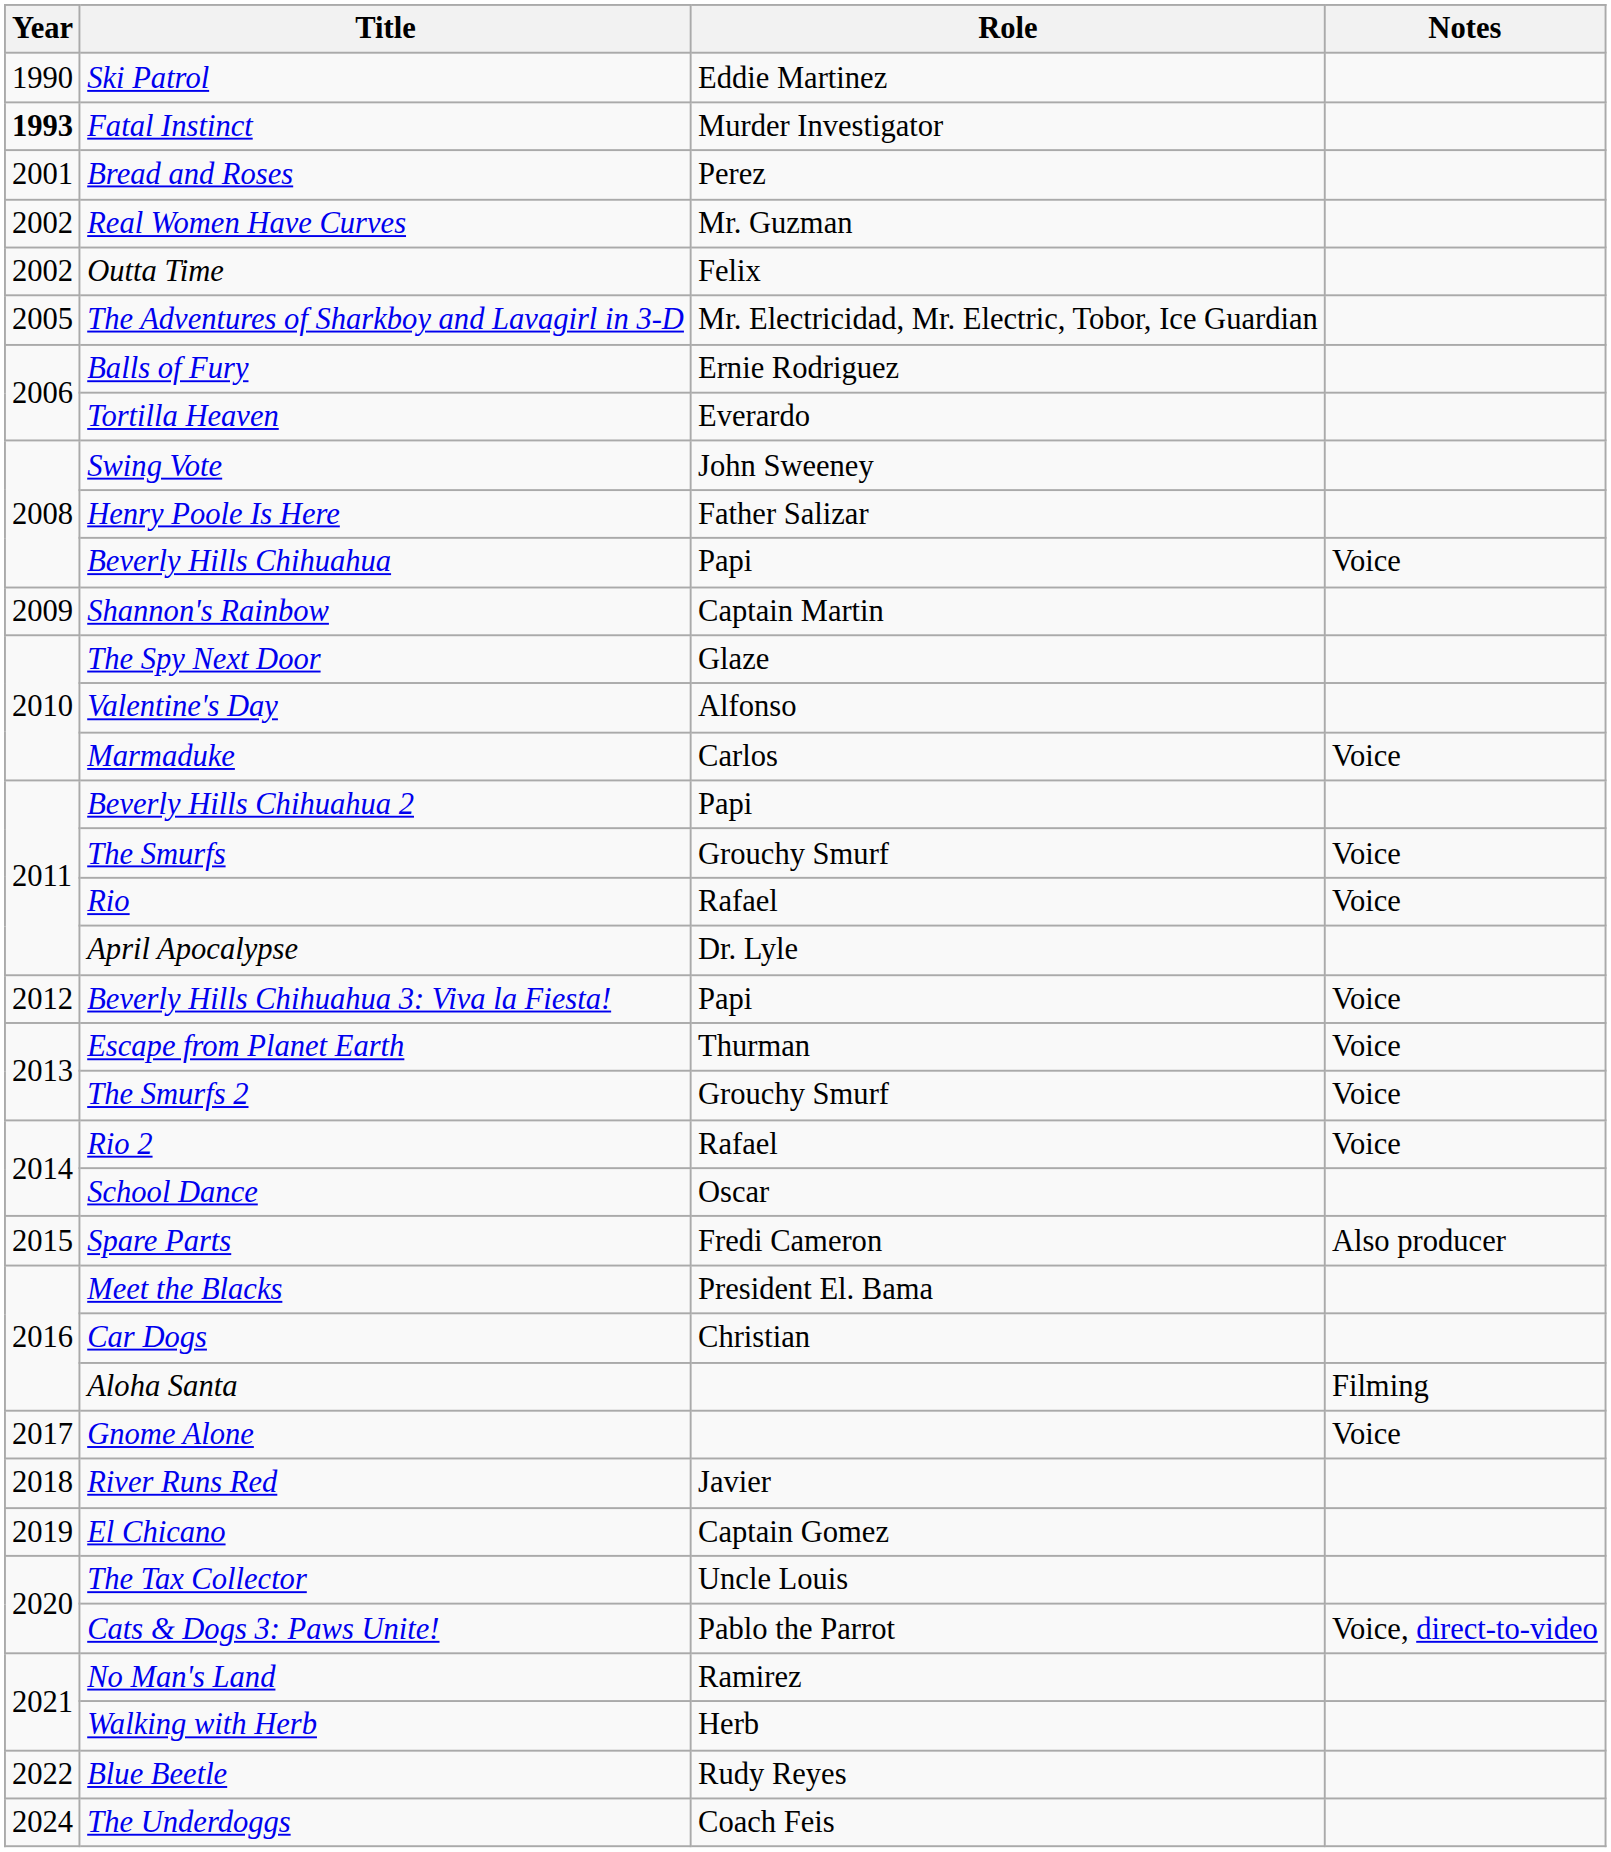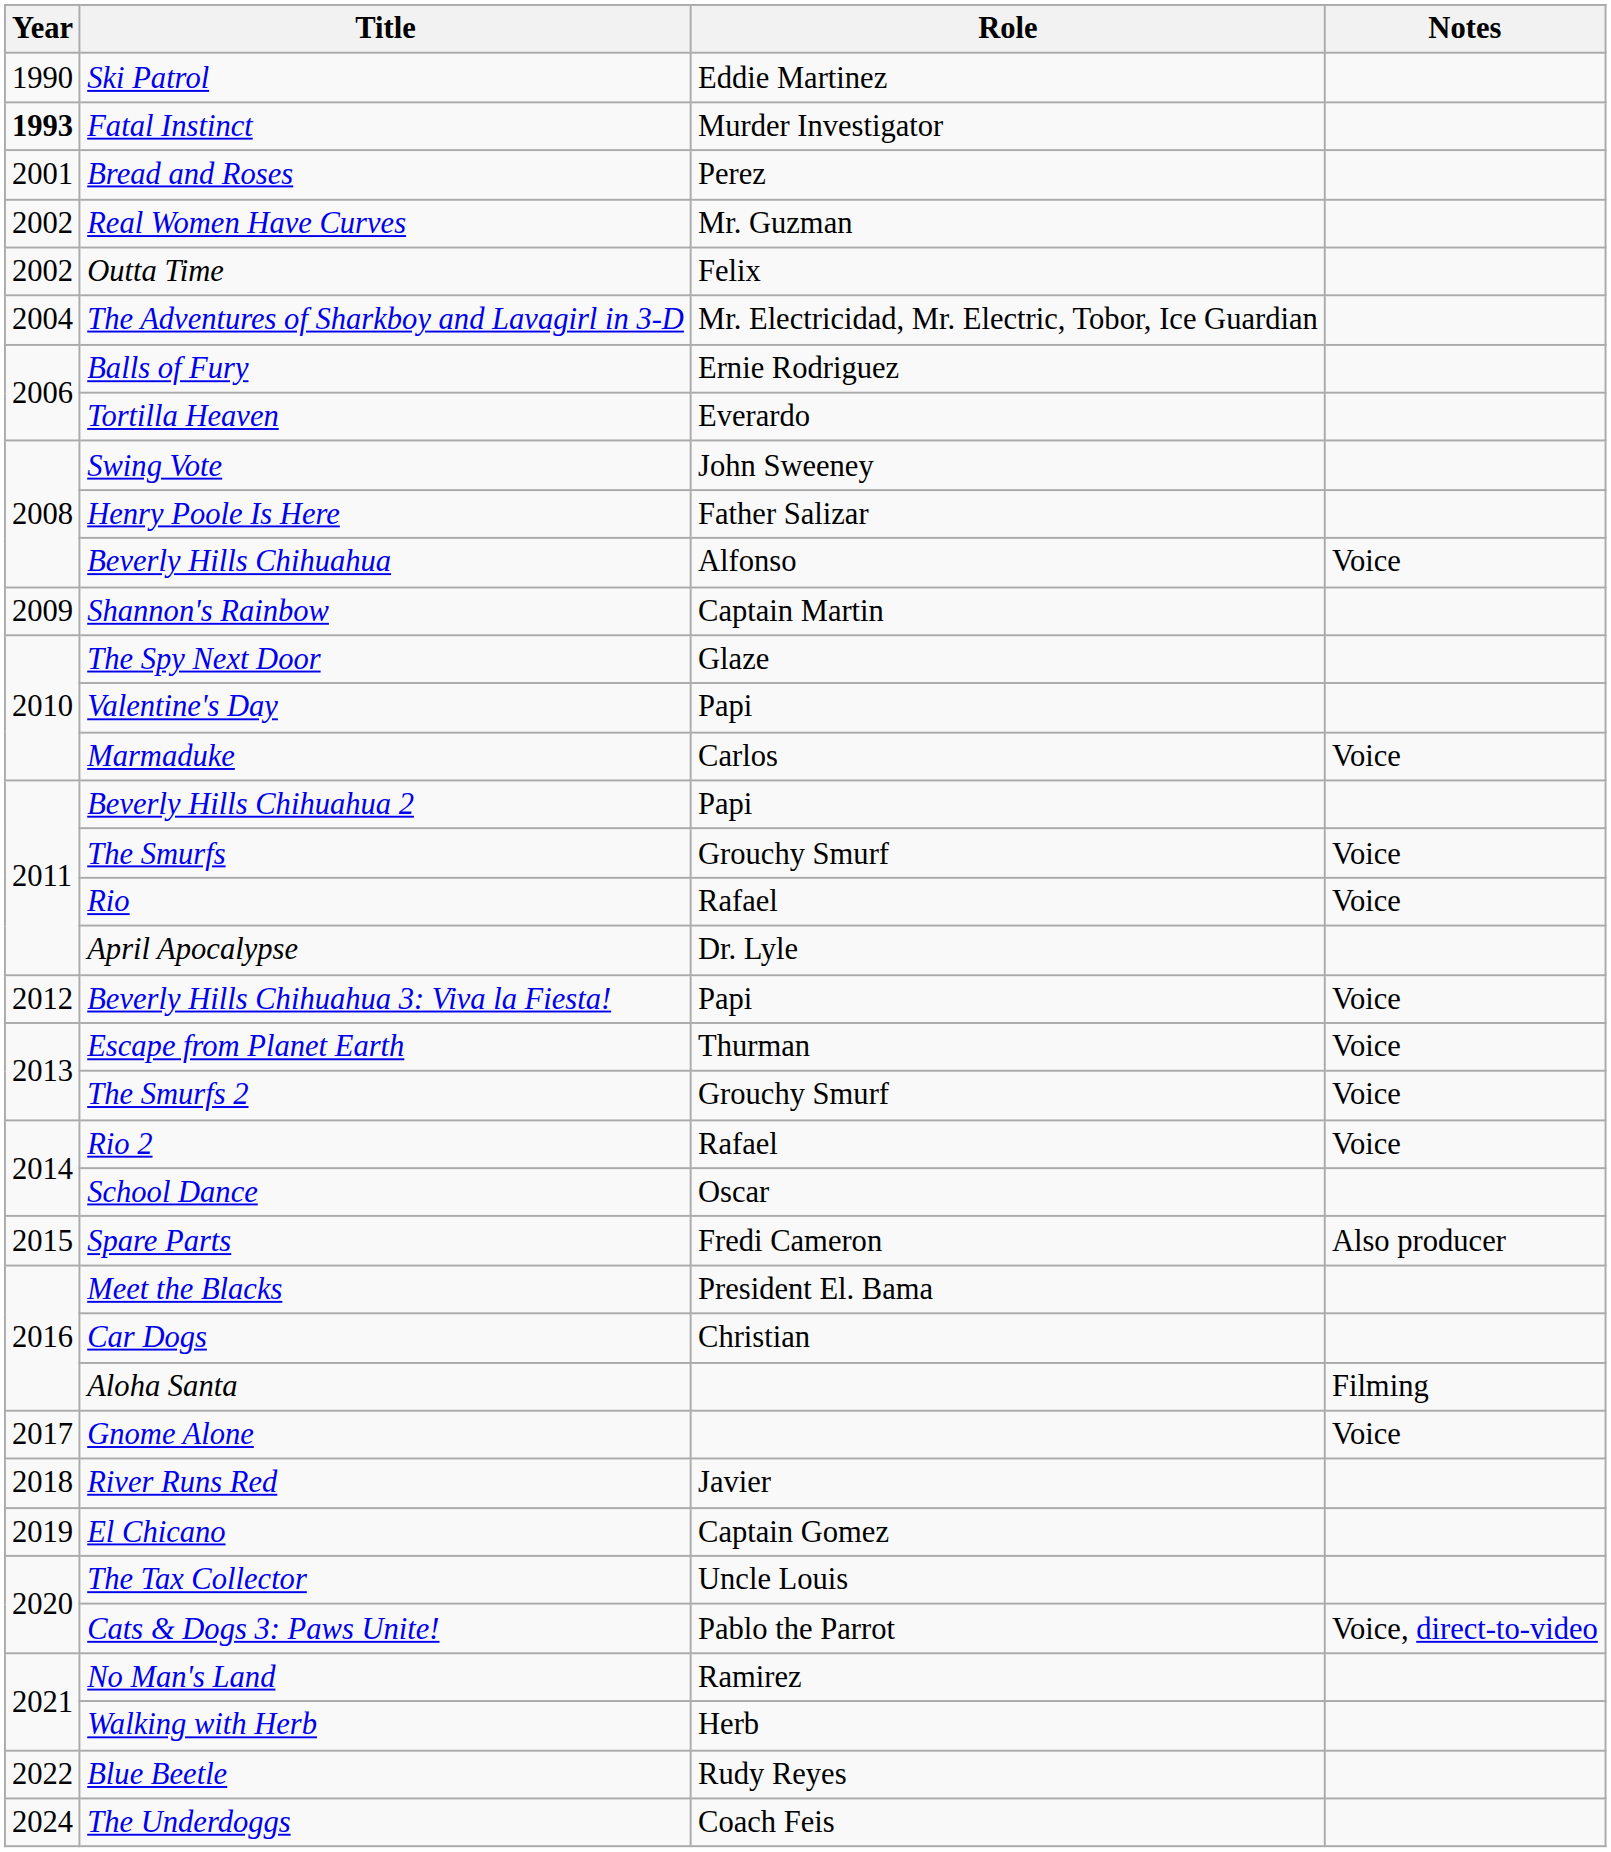(43, 319) 2005 -> (43, 319) 2004
(725, 561) Papi -> (747, 561) Alfonso
(747, 707) Alfonso -> (725, 707) Papi
